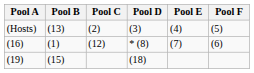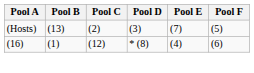(176, 28) (4) -> (176, 28) (7)
(176, 44) (7) -> (176, 44) (4)
- row: (15, 60)
